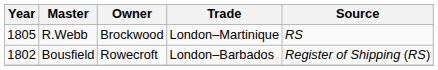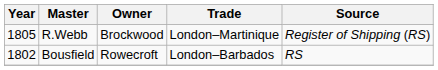(294, 34) RS -> (358, 34) Register of Shipping (RS)
(358, 55) Register of Shipping (RS) -> (294, 55) RS
